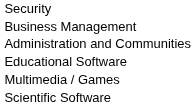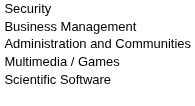- row: (66, 62)
